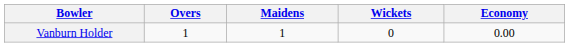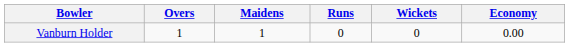+ column: (341, 13)
